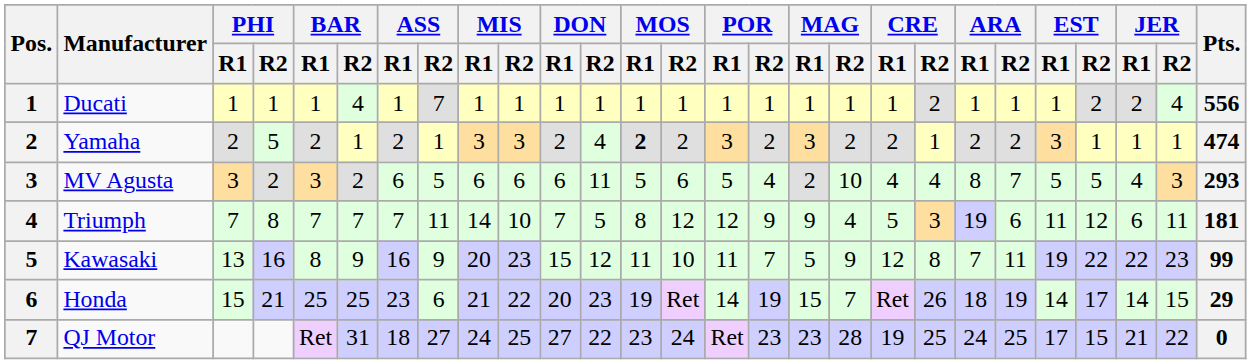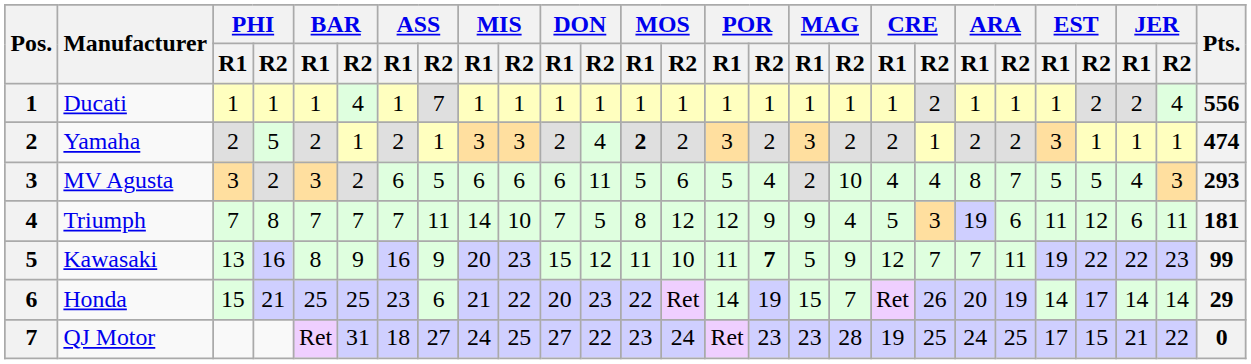(769, 259) normal -> (769, 259) bold
(935, 259) 8 -> (935, 259) 7
(640, 298) 19 -> (640, 298) 22
(975, 298) 18 -> (975, 298) 20
(1177, 298) 15 -> (1177, 298) 14
